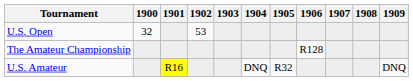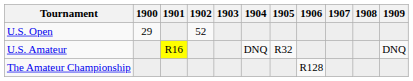(147, 31) 32 -> (147, 31) 29
(201, 31) 53 -> (201, 31) 52
rows swapped: (37, 67) <-> (69, 49)
